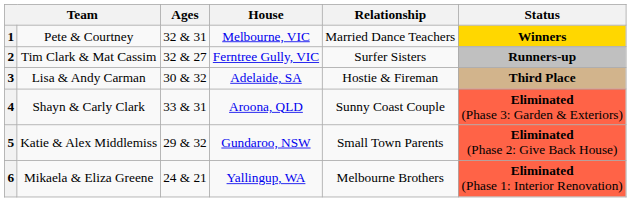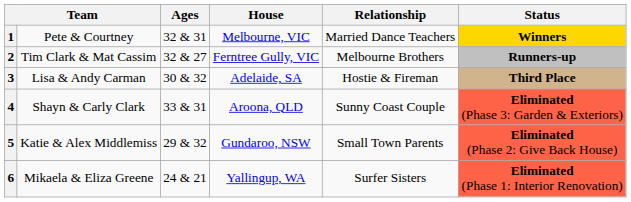(390, 57) Surfer Sisters -> (390, 57) Melbourne Brothers
(390, 178) Melbourne Brothers -> (390, 178) Surfer Sisters
